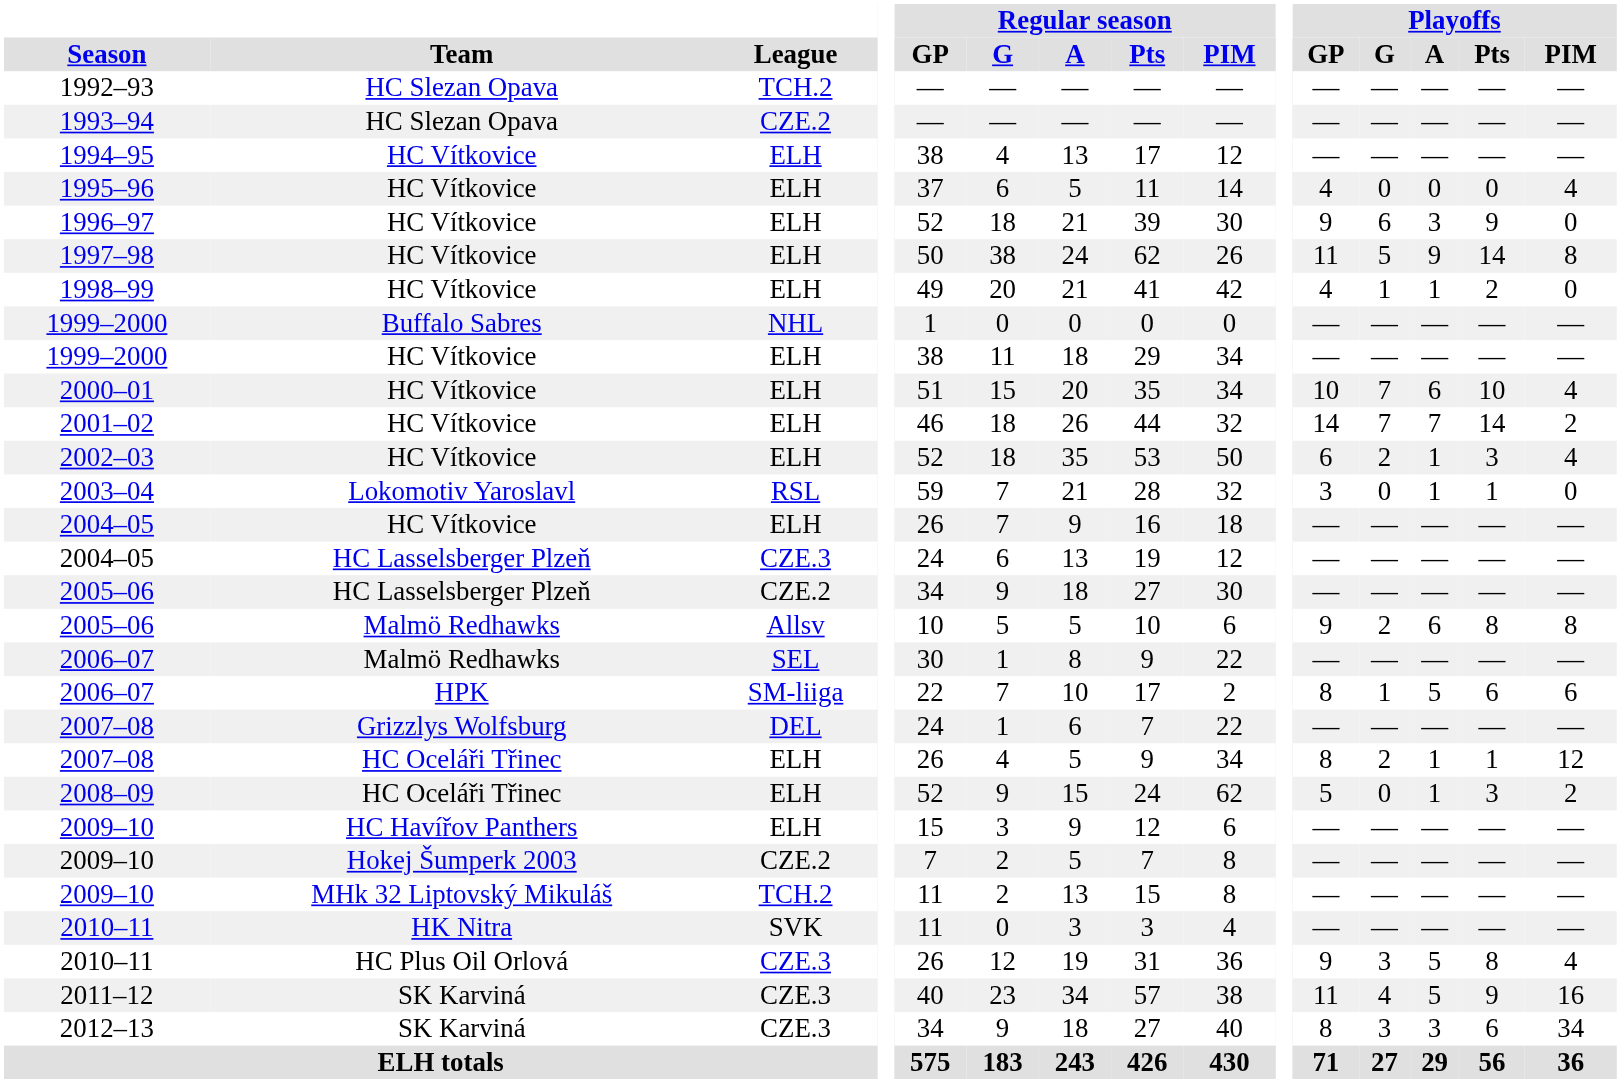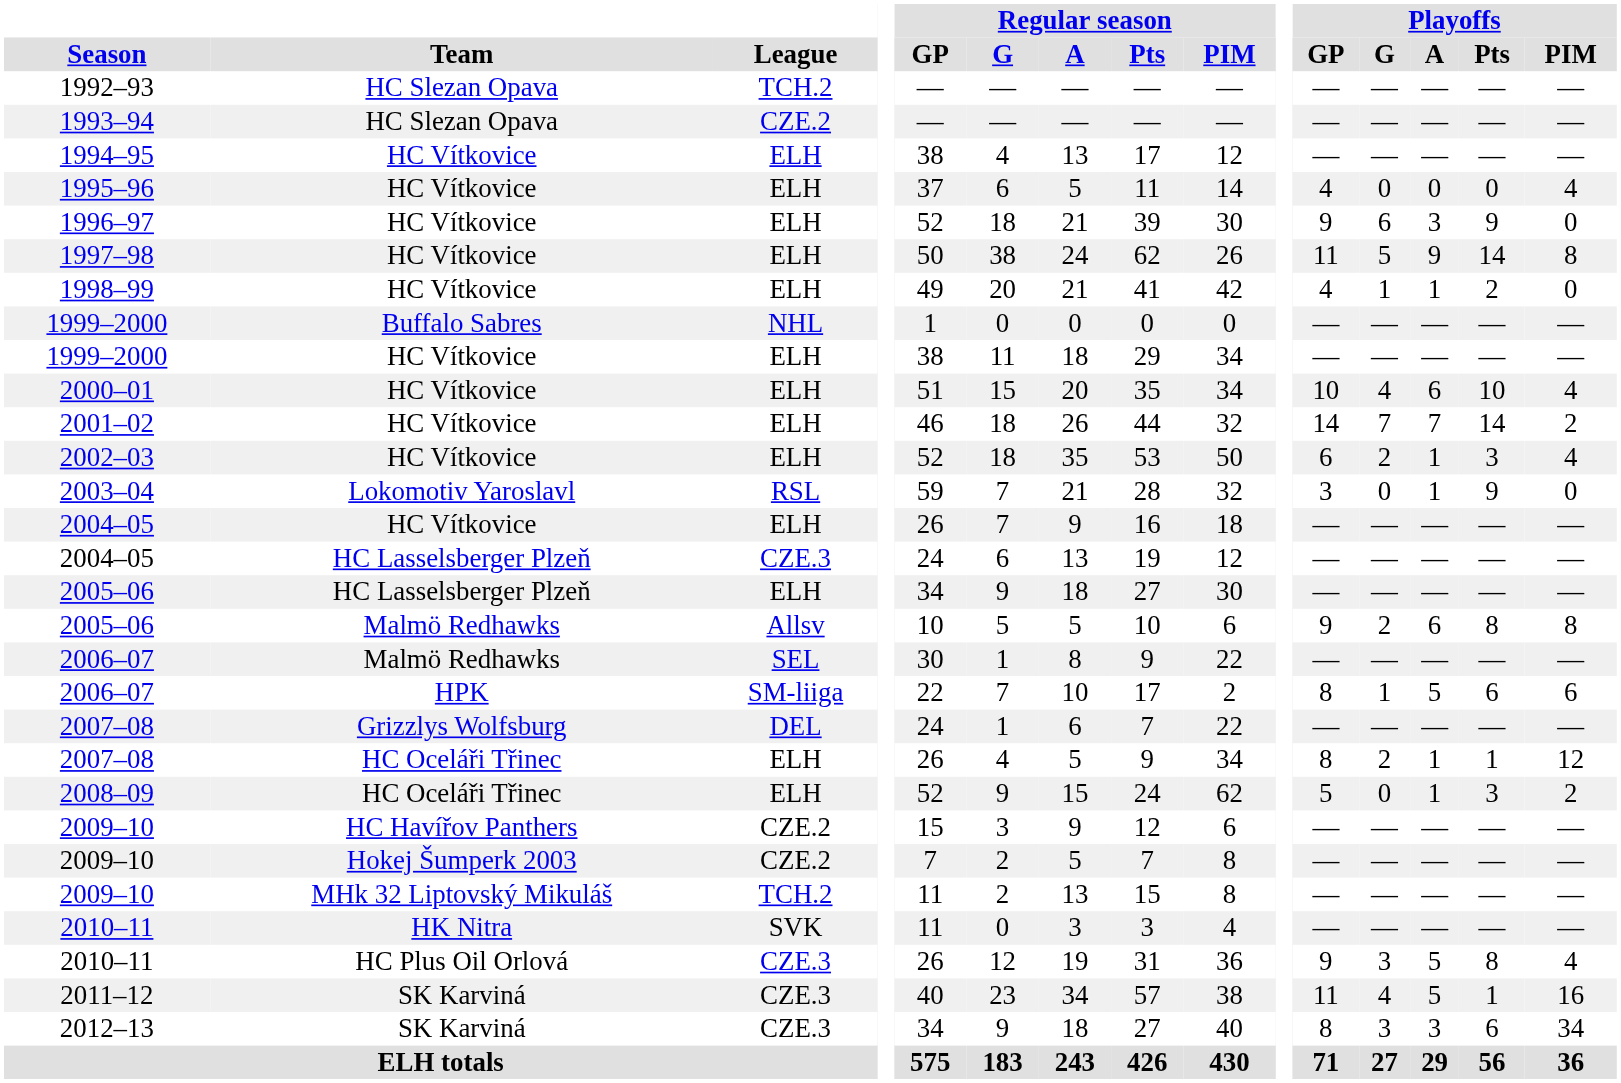(1385, 390) 7 -> (1385, 390) 4
(1492, 490) 1 -> (1492, 490) 9
(796, 591) CZE.2 -> (796, 591) ELH
(796, 826) ELH -> (796, 826) CZE.2
(1492, 994) 9 -> (1492, 994) 1
